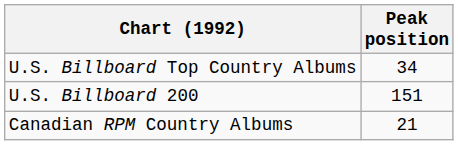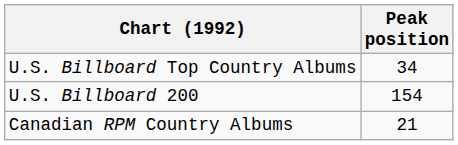(407, 96) 151 -> (407, 96) 154
